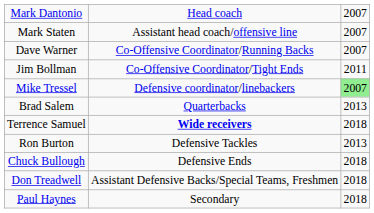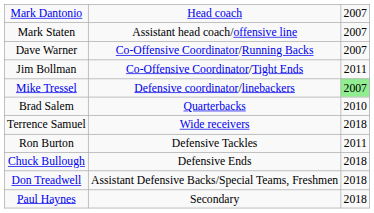(355, 106) 2013 -> (355, 106) 2010
(215, 124) bold -> (215, 124) normal
(355, 143) 2013 -> (355, 143) 2011
